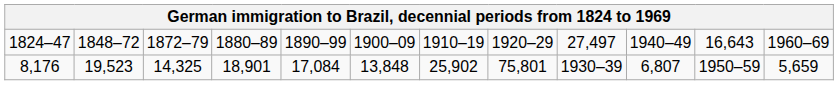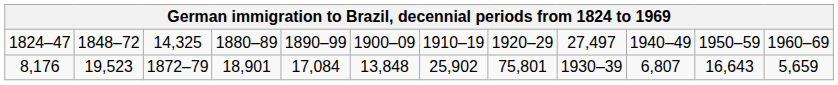(178, 42) 1872–79 -> (178, 42) 14,325
(729, 42) 16,643 -> (729, 42) 1950–59
(178, 67) 14,325 -> (178, 67) 1872–79
(729, 67) 1950–59 -> (729, 67) 16,643
